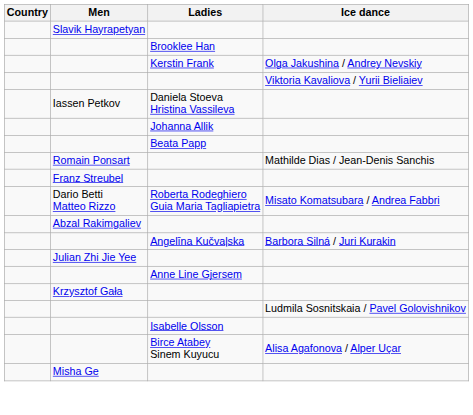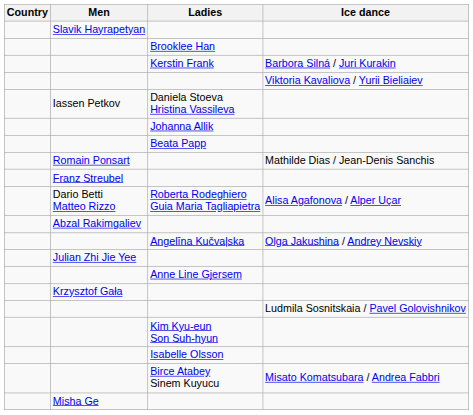(343, 64) Olga Jakushina / Andrey Nevskiy -> (330, 64) Barbora Silná / Juri Kurakin
(352, 201) Misato Komatsubara / Andrea Fabbri -> (333, 201) Alisa Agafonova / Alper Uçar
(330, 241) Barbora Silná / Juri Kurakin -> (343, 241) Olga Jakushina / Andrey Nevskiy
+ row: (99, 332)
(333, 349) Alisa Agafonova / Alper Uçar -> (352, 378) Misato Komatsubara / Andrea Fabbri
